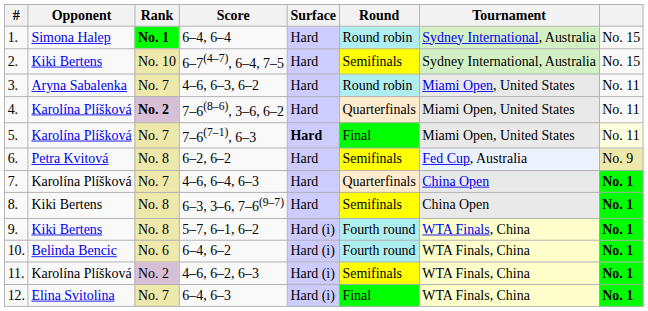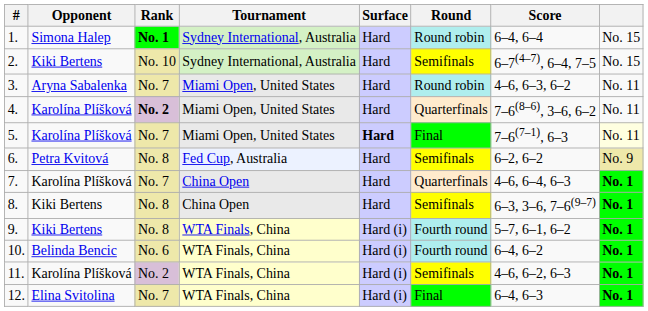columns swapped: (509, 15) <-> (233, 15)
